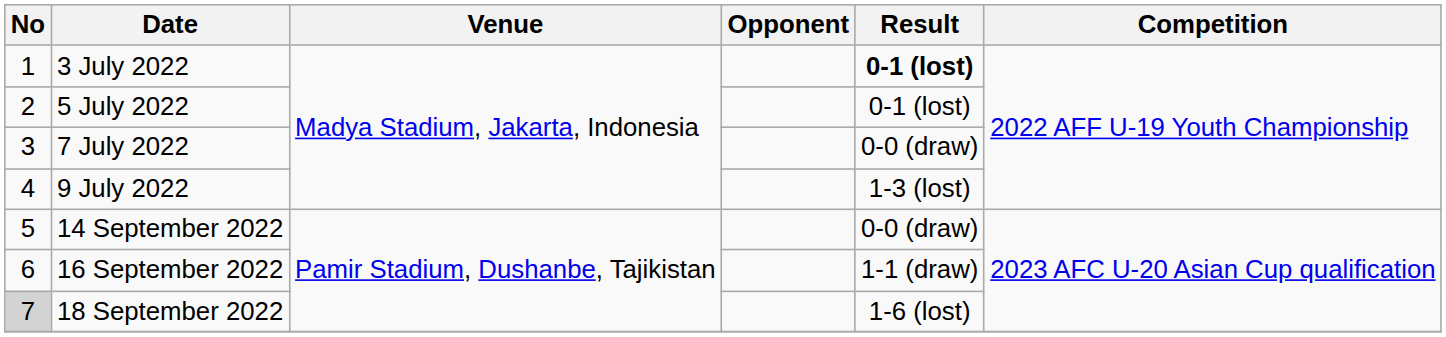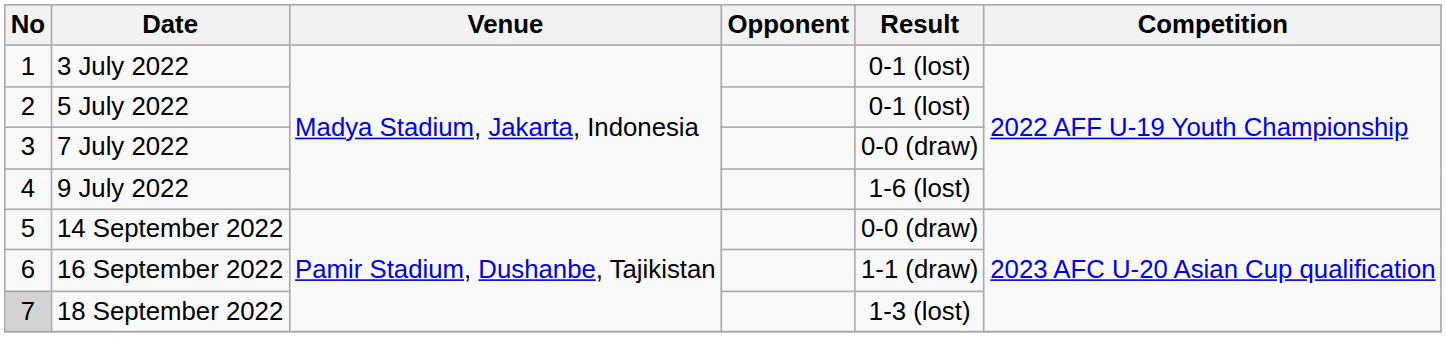(920, 65) bold -> (920, 65) normal
(920, 188) 1-3 (lost) -> (920, 188) 1-6 (lost)
(920, 310) 1-6 (lost) -> (920, 310) 1-3 (lost)
